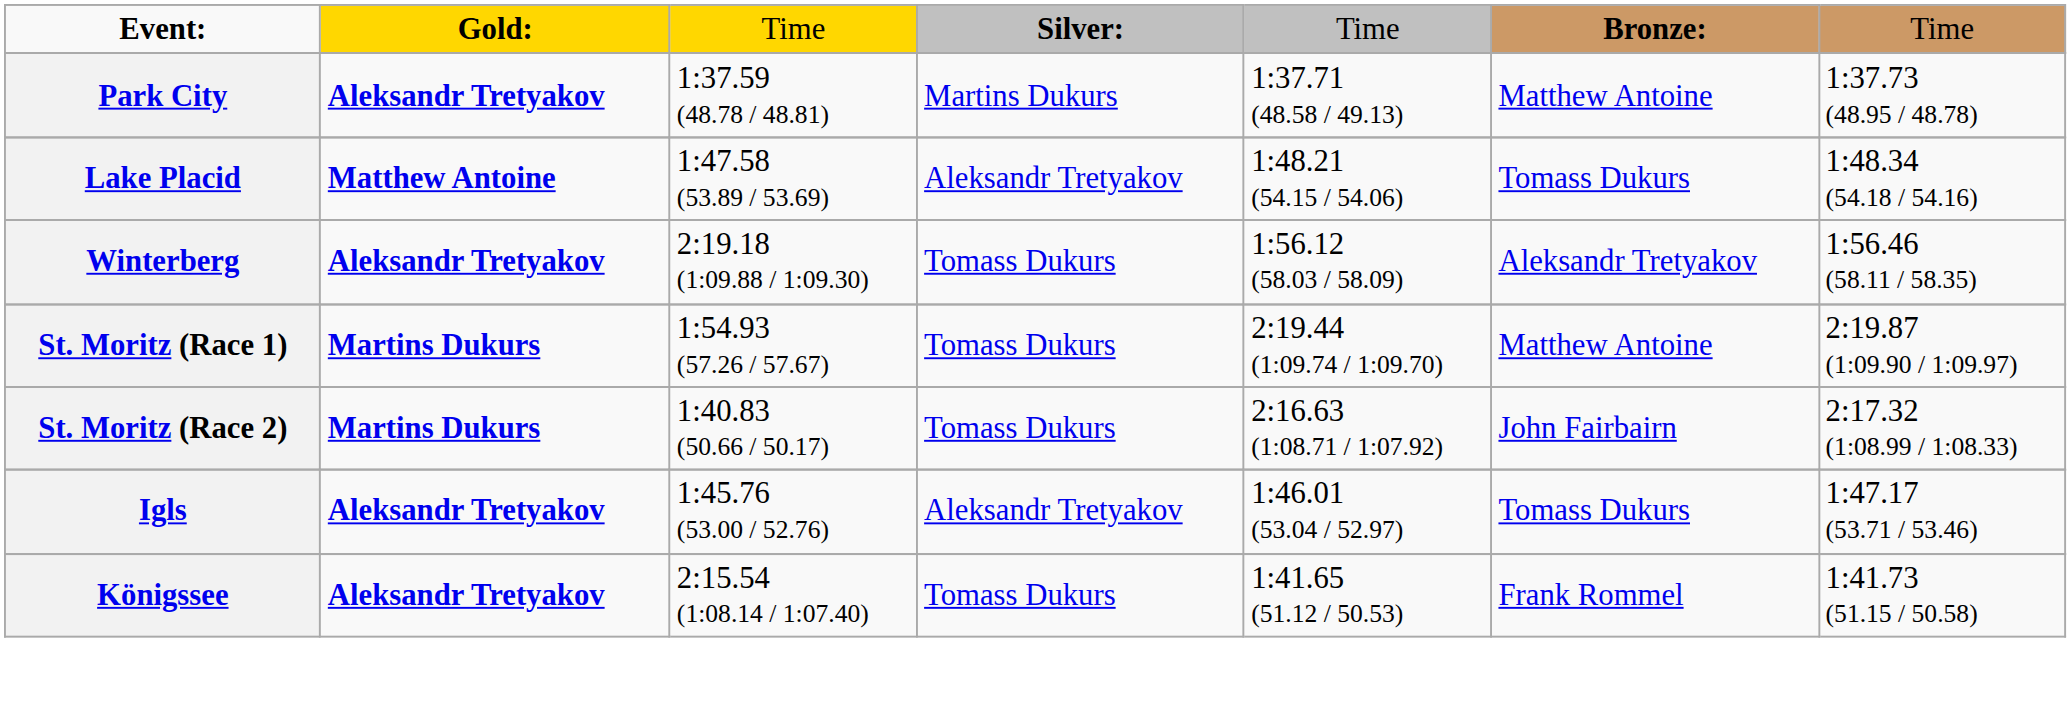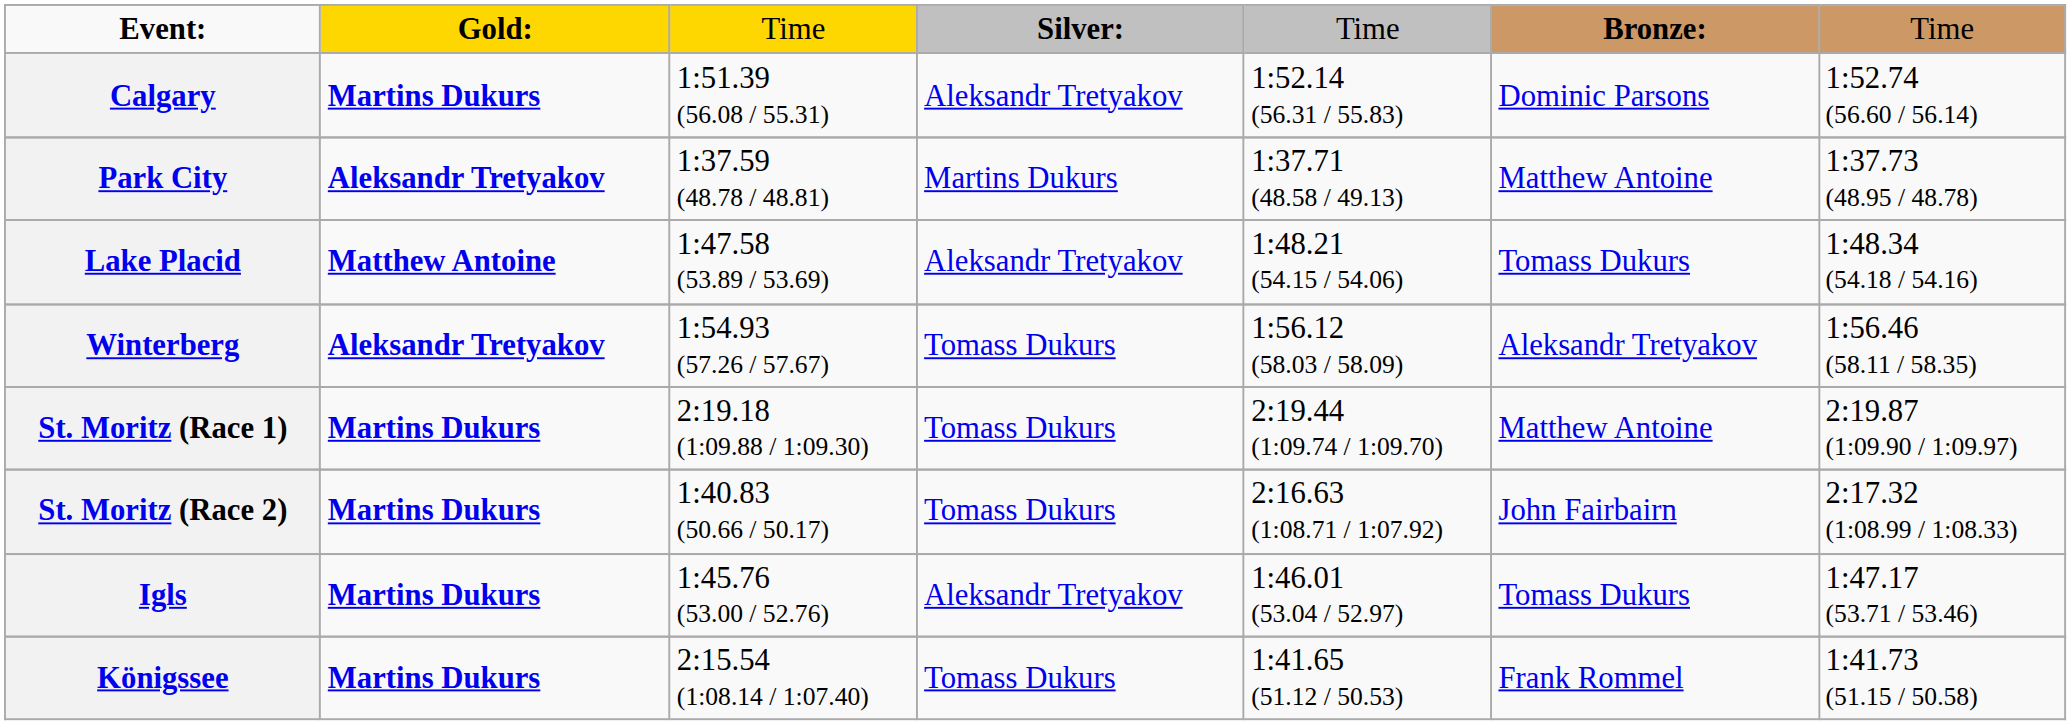+ row: (163, 94)
(773, 261) 2:19.18 (1:09.88 / 1:09.30) -> (753, 344) 1:54.93 (57.26 / 57.67)
(753, 344) 1:54.93 (57.26 / 57.67) -> (773, 427) 2:19.18 (1:09.88 / 1:09.30)
(466, 511) Aleksandr Tretyakov -> (434, 594) Martins Dukurs
(466, 594) Aleksandr Tretyakov -> (434, 677) Martins Dukurs
